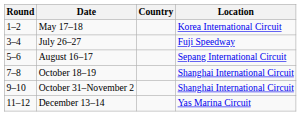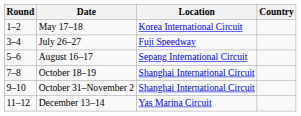columns swapped: (236, 12) <-> (156, 12)
